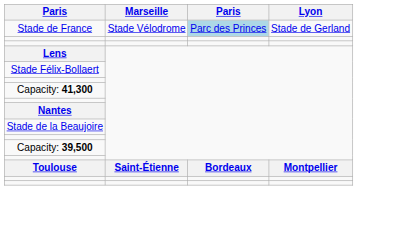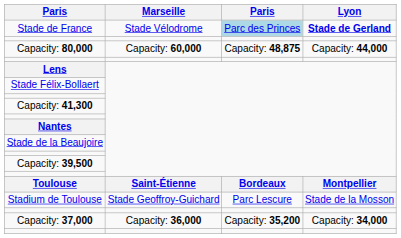(311, 28) normal -> (350, 28) bold
+ row: (55, 49)
+ row: (55, 200)
+ row: (55, 220)
